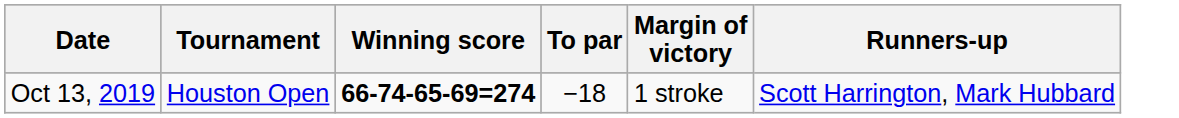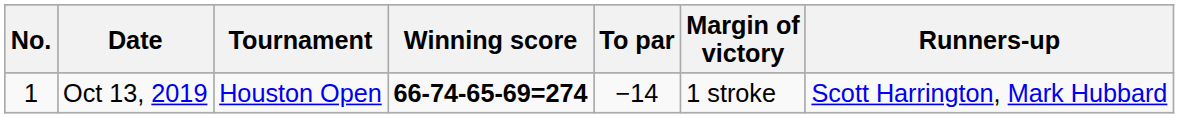+ column: (31, 39)
(585, 93) −18 -> (637, 93) −14
